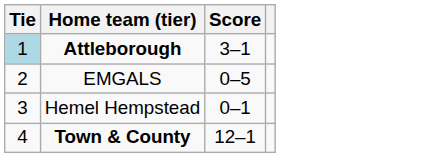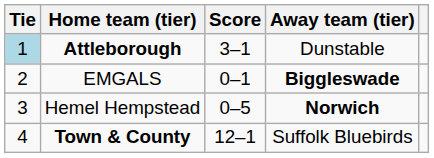+ column: (342, 19)
(235, 78) 0–5 -> (235, 78) 0–1
(235, 108) 0–1 -> (235, 108) 0–5
